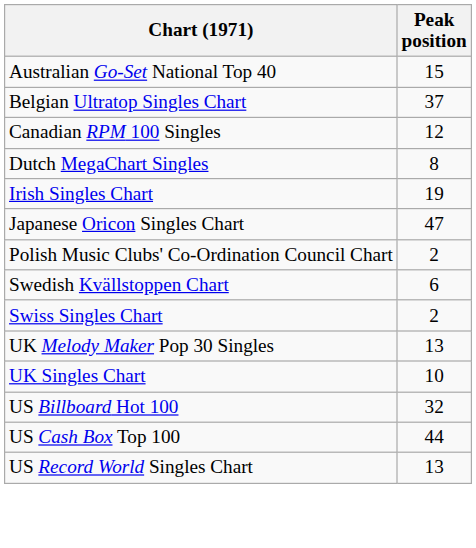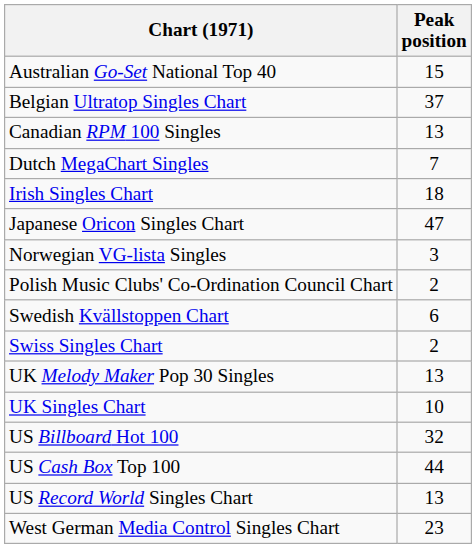(434, 132) 12 -> (434, 132) 13
(434, 163) 8 -> (434, 163) 7
(434, 193) 19 -> (434, 193) 18
+ row: (118, 254)
+ row: (174, 528)
